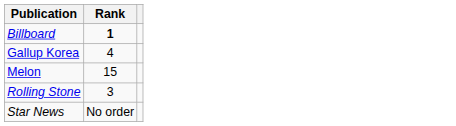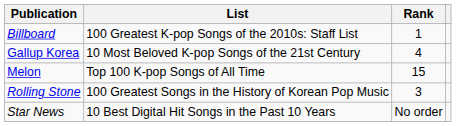+ column: (238, 14)
(110, 33) bold -> (419, 33) normal
